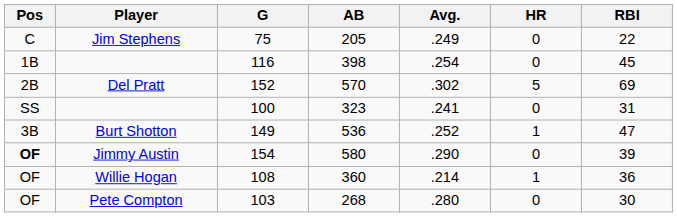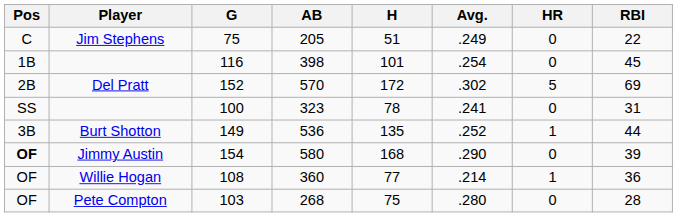+ column: (392, 16)
(627, 131) 47 -> (633, 131) 44
(627, 200) 30 -> (633, 200) 28
